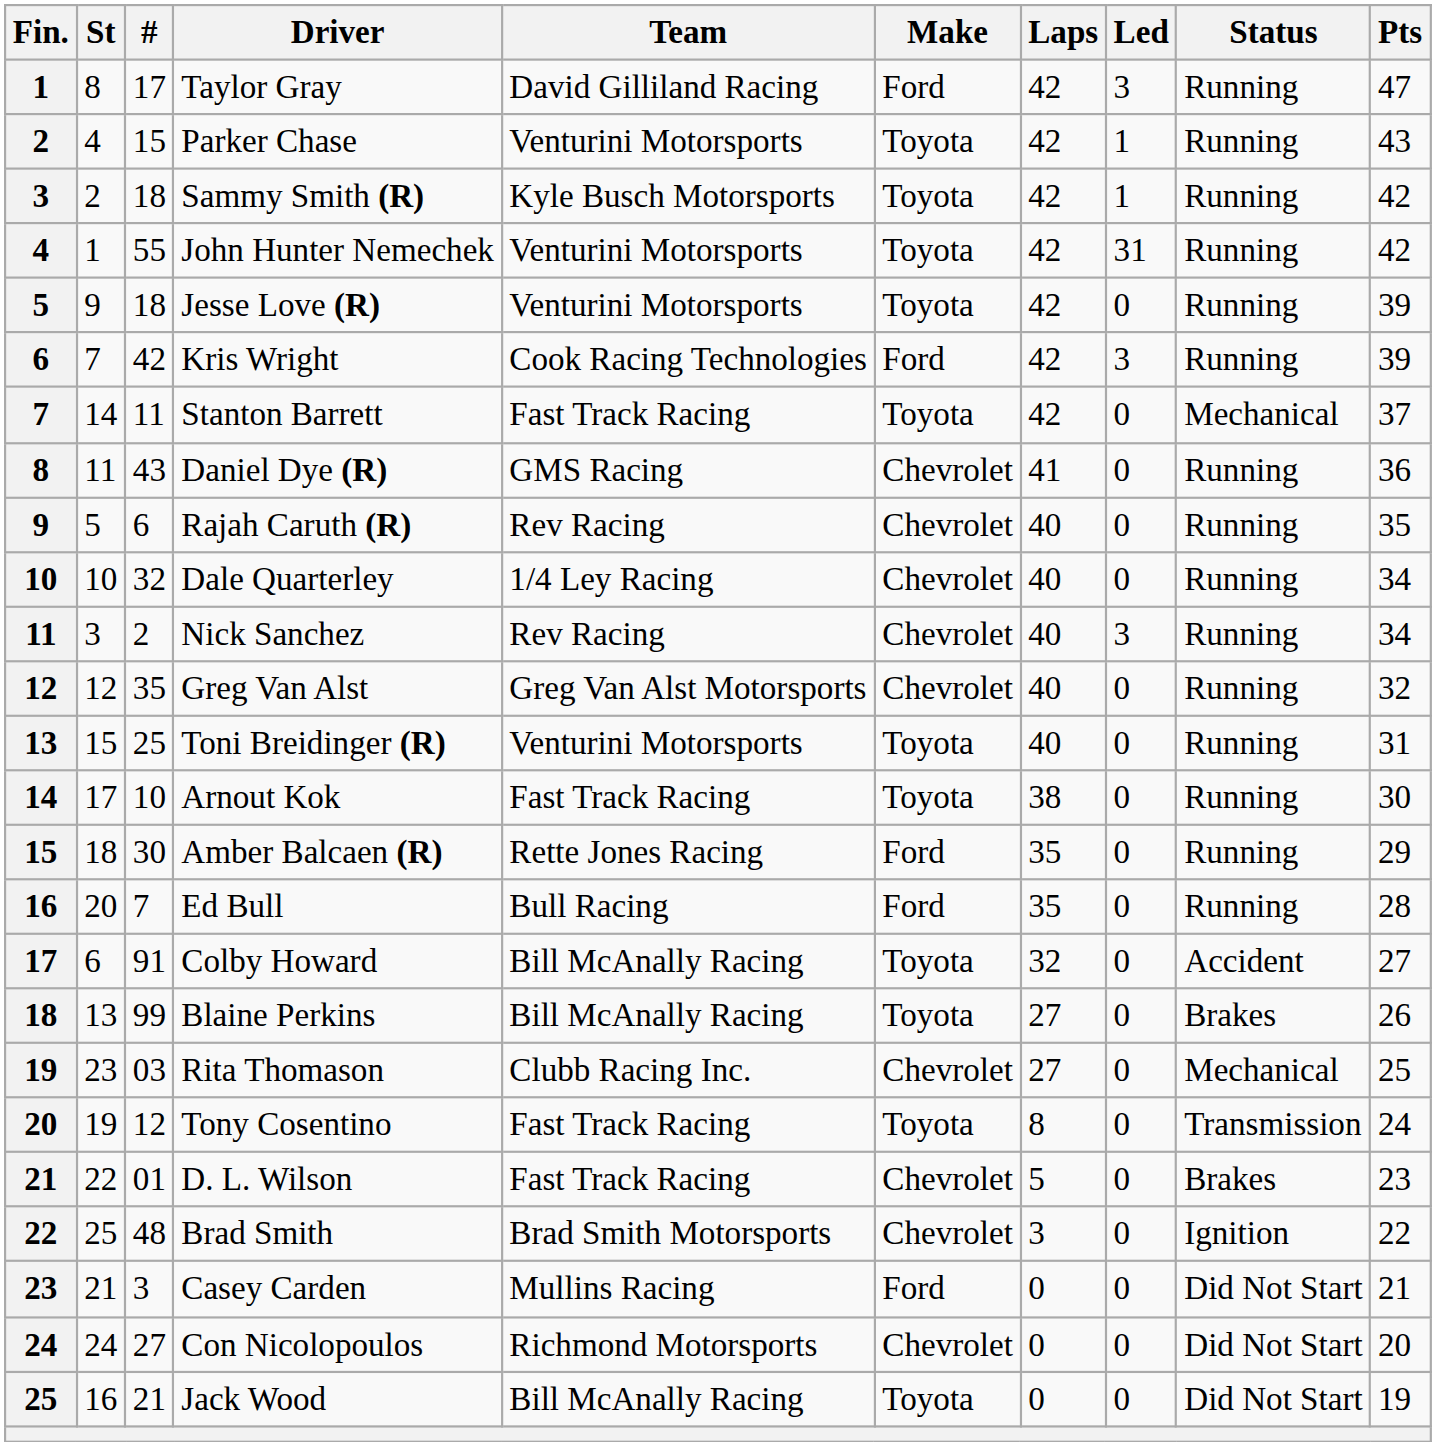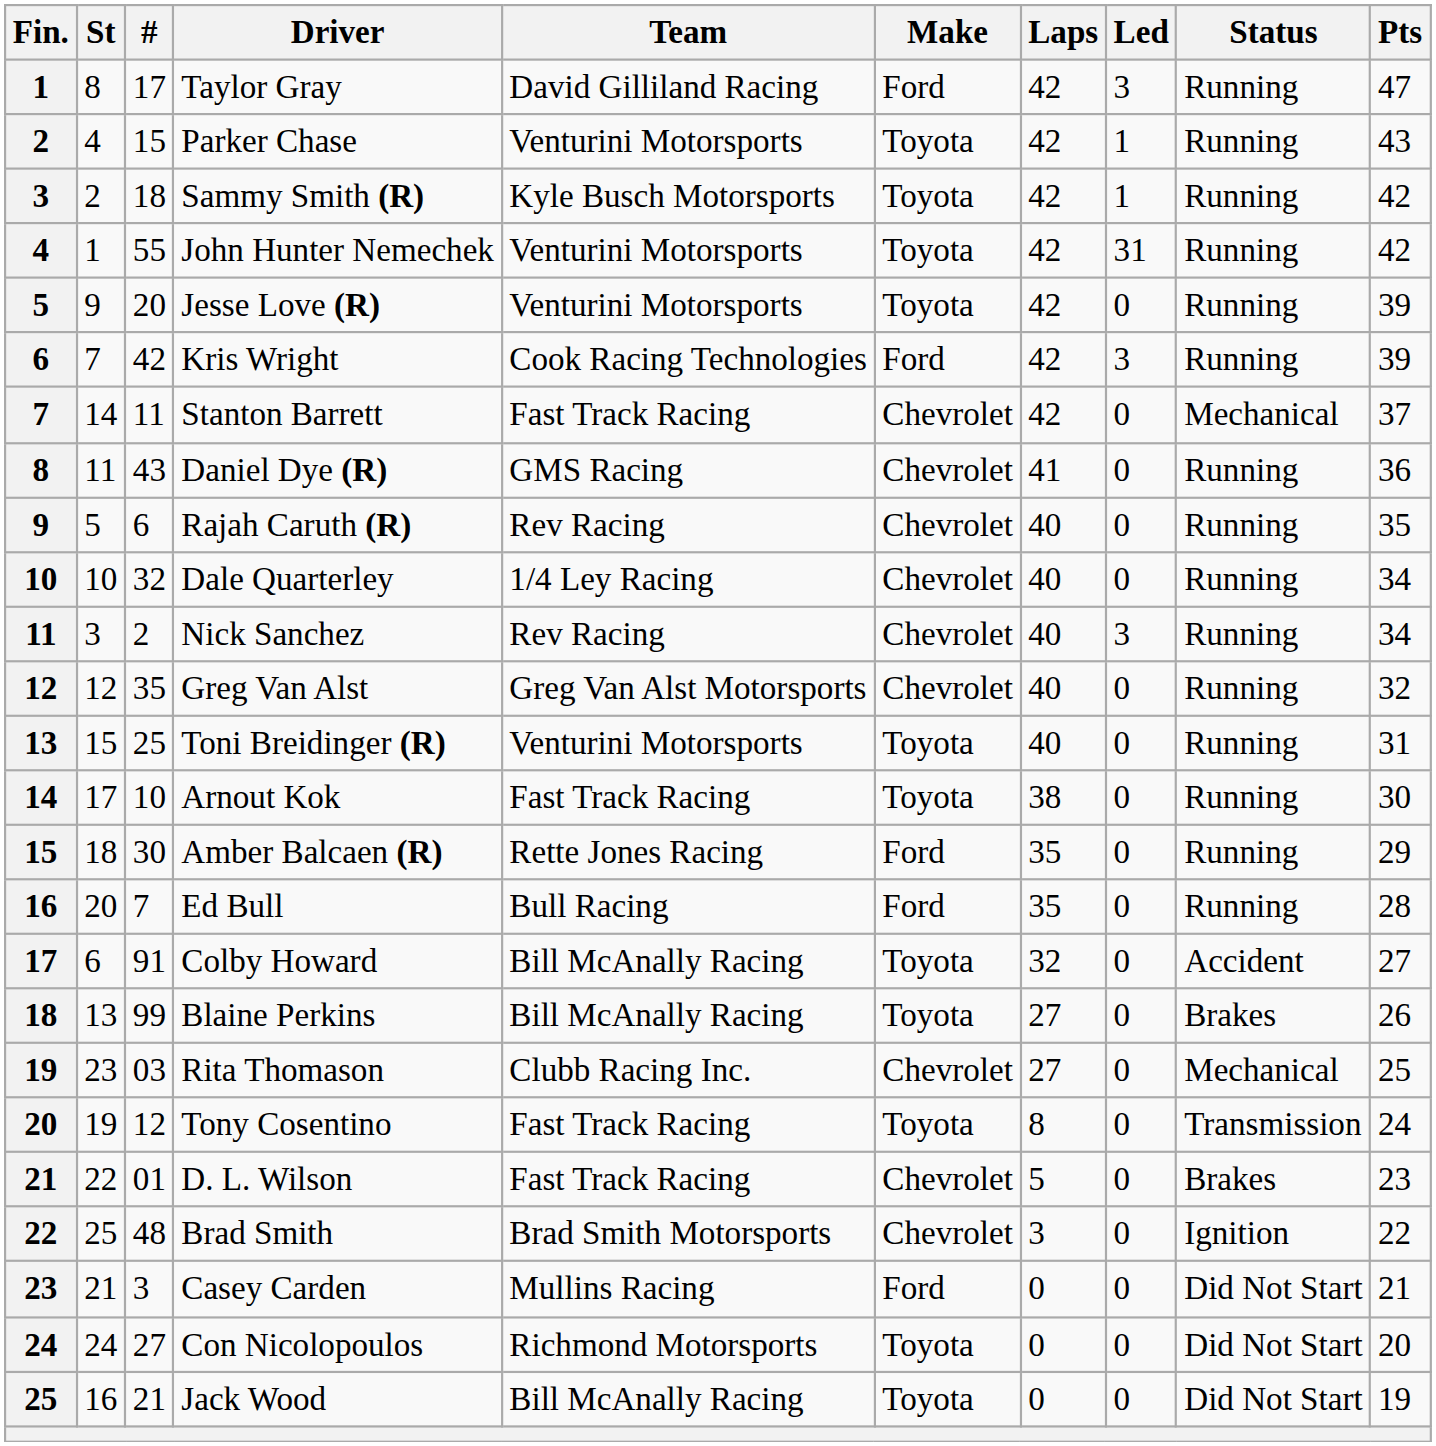(149, 305) 18 -> (149, 305) 20
(928, 414) Toyota -> (948, 414) Chevrolet
(948, 1343) Chevrolet -> (928, 1343) Toyota
